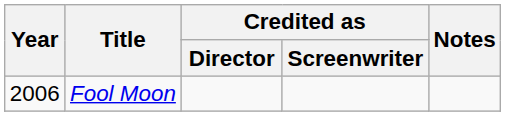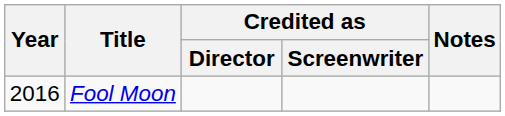(35, 93) 2006 -> (35, 93) 2016
